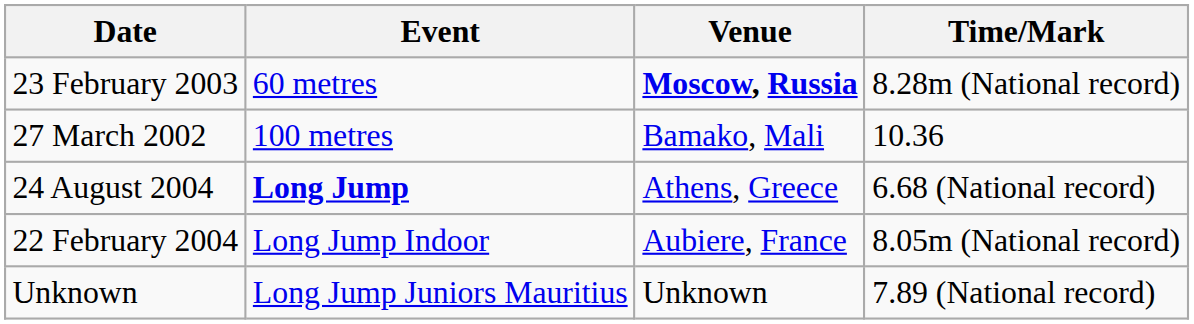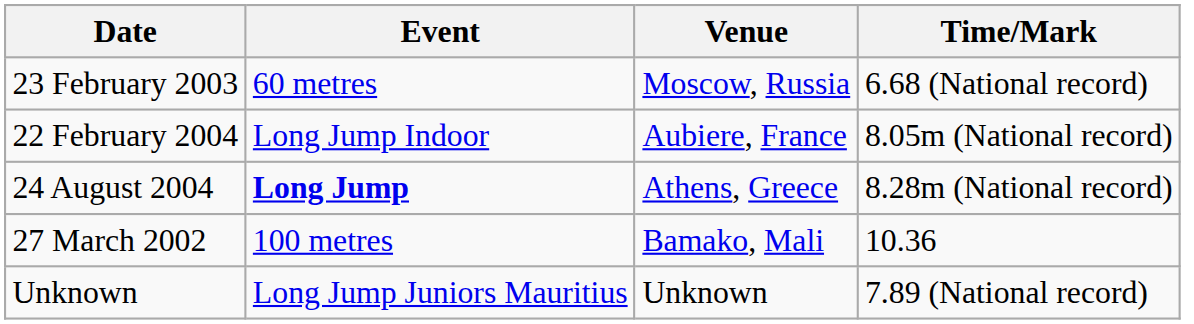(750, 83) bold -> (746, 83) normal
(1026, 83) 8.28m (National record) -> (1006, 83) 6.68 (National record)
rows swapped: (109, 135) <-> (125, 240)
(1014, 188) 6.68 (National record) -> (1019, 188) 8.28m (National record)
